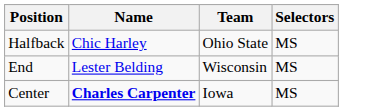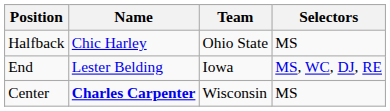(235, 68) Wisconsin -> (218, 68) Iowa
(286, 68) MS -> (329, 68) MS, WC, DJ, RE
(218, 93) Iowa -> (235, 93) Wisconsin
